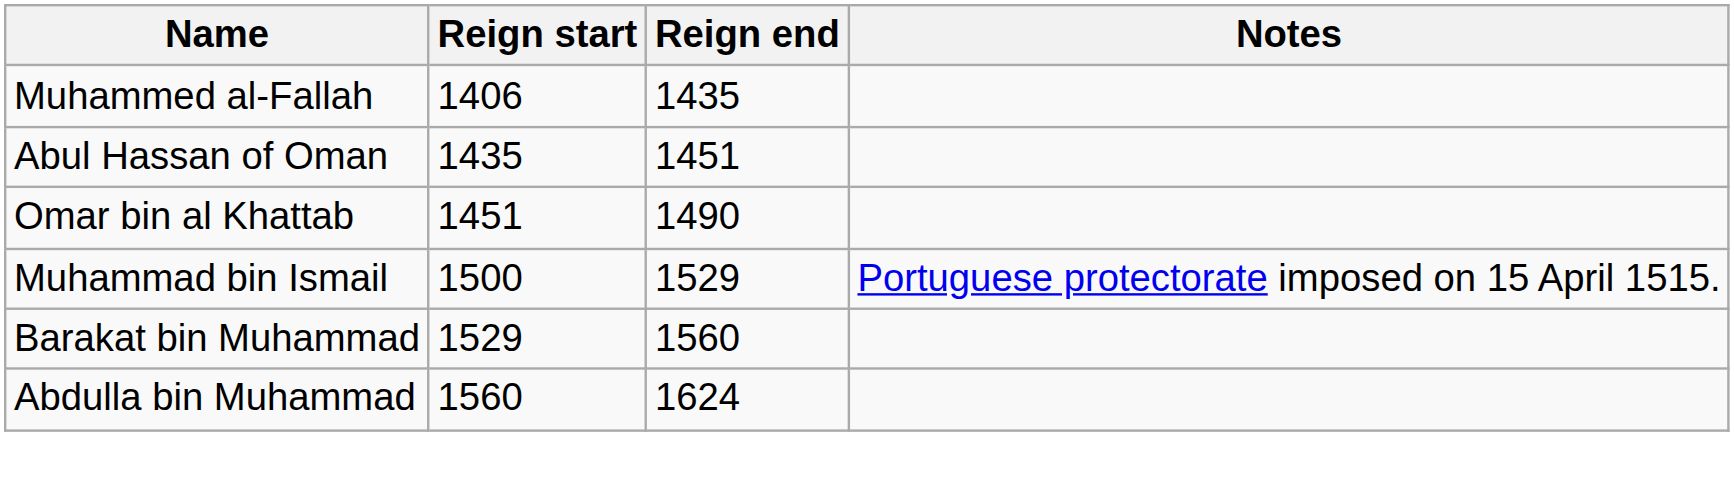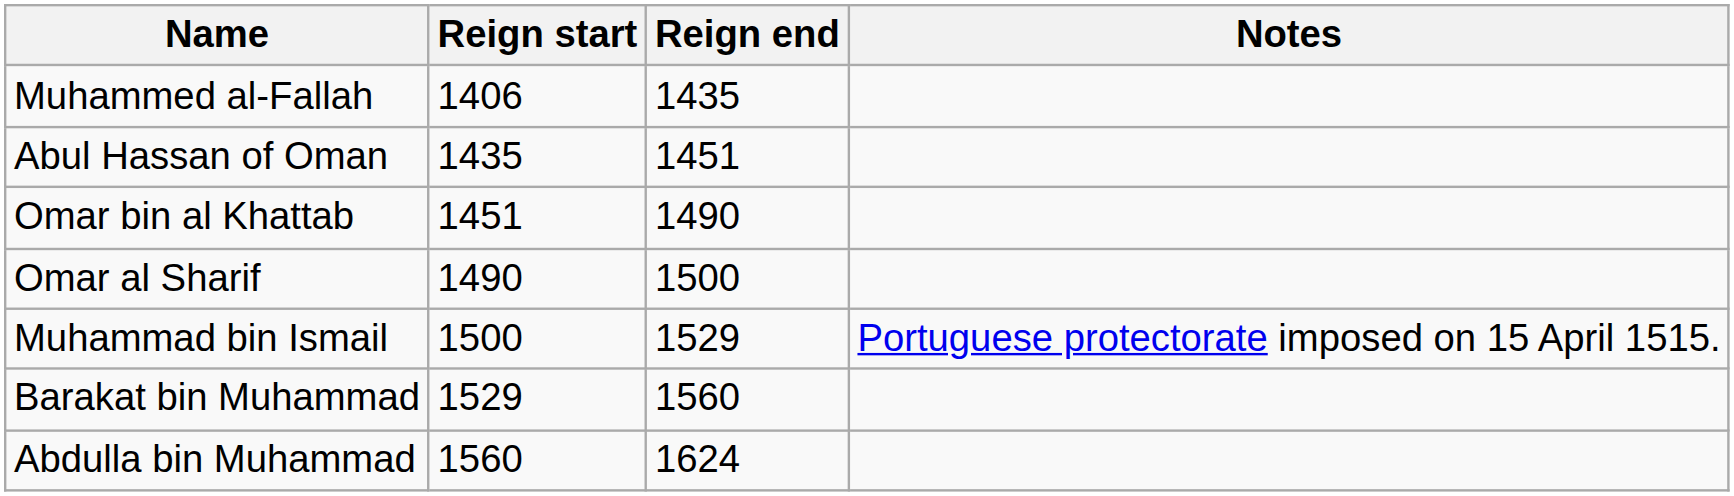+ row: (137, 277)
